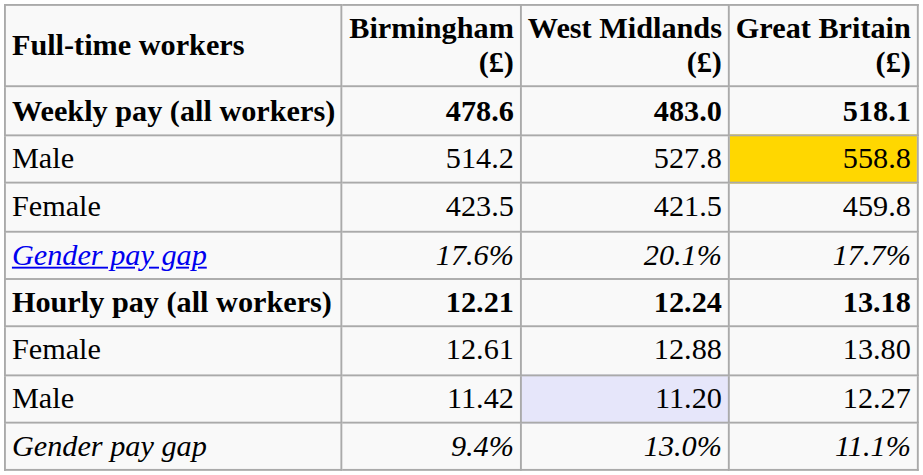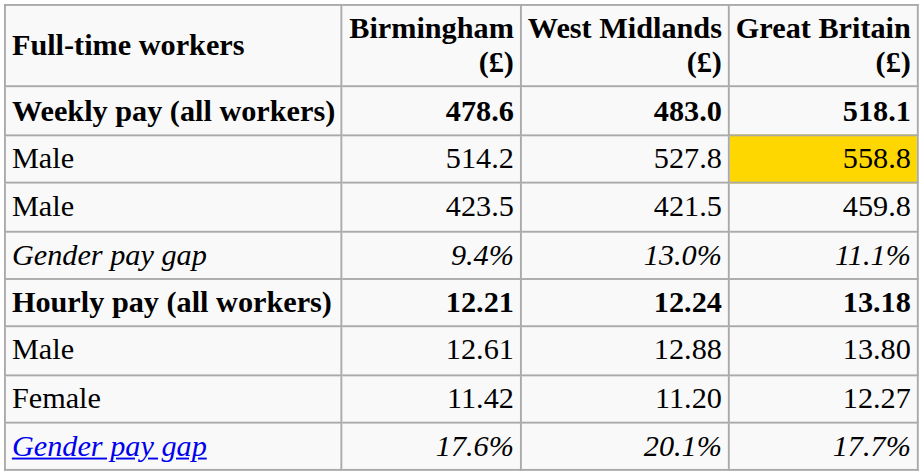(56, 206) Female -> (43, 206) Male
rows swapped: (475, 254) <-> (482, 446)
(56, 350) Female -> (43, 350) Male
(43, 398) Male -> (56, 398) Female
(688, 398) lavender background -> (688, 398) no background
